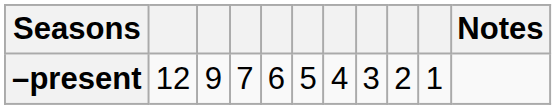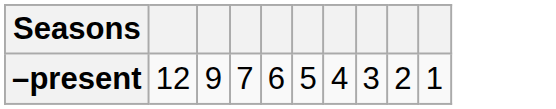- column: (500, 29)
